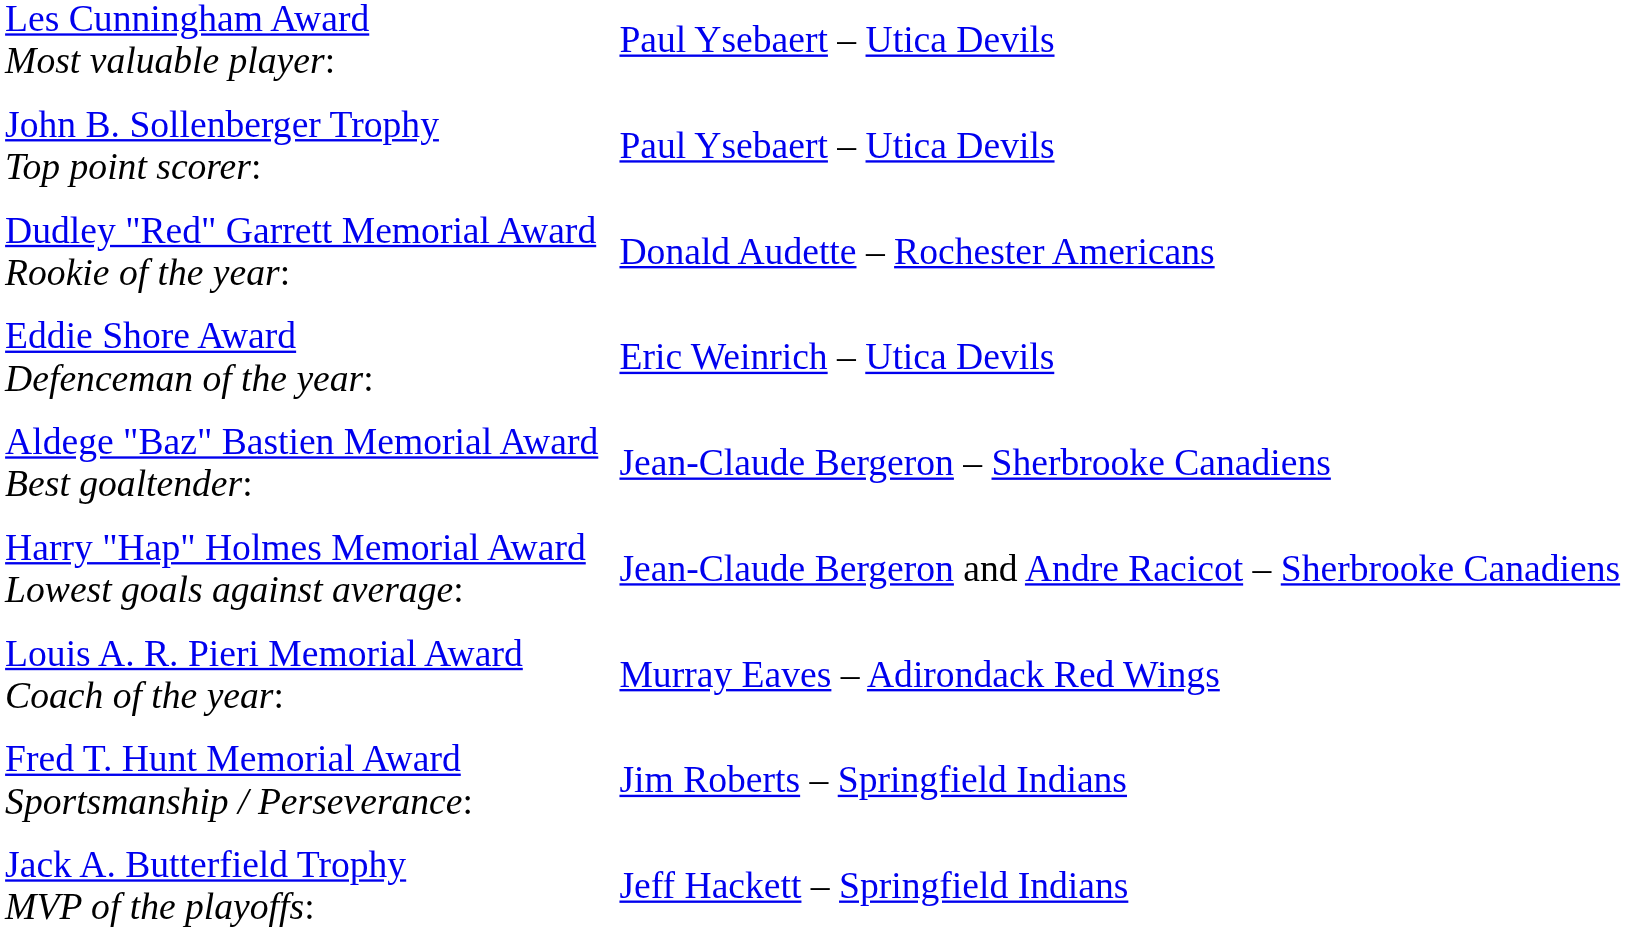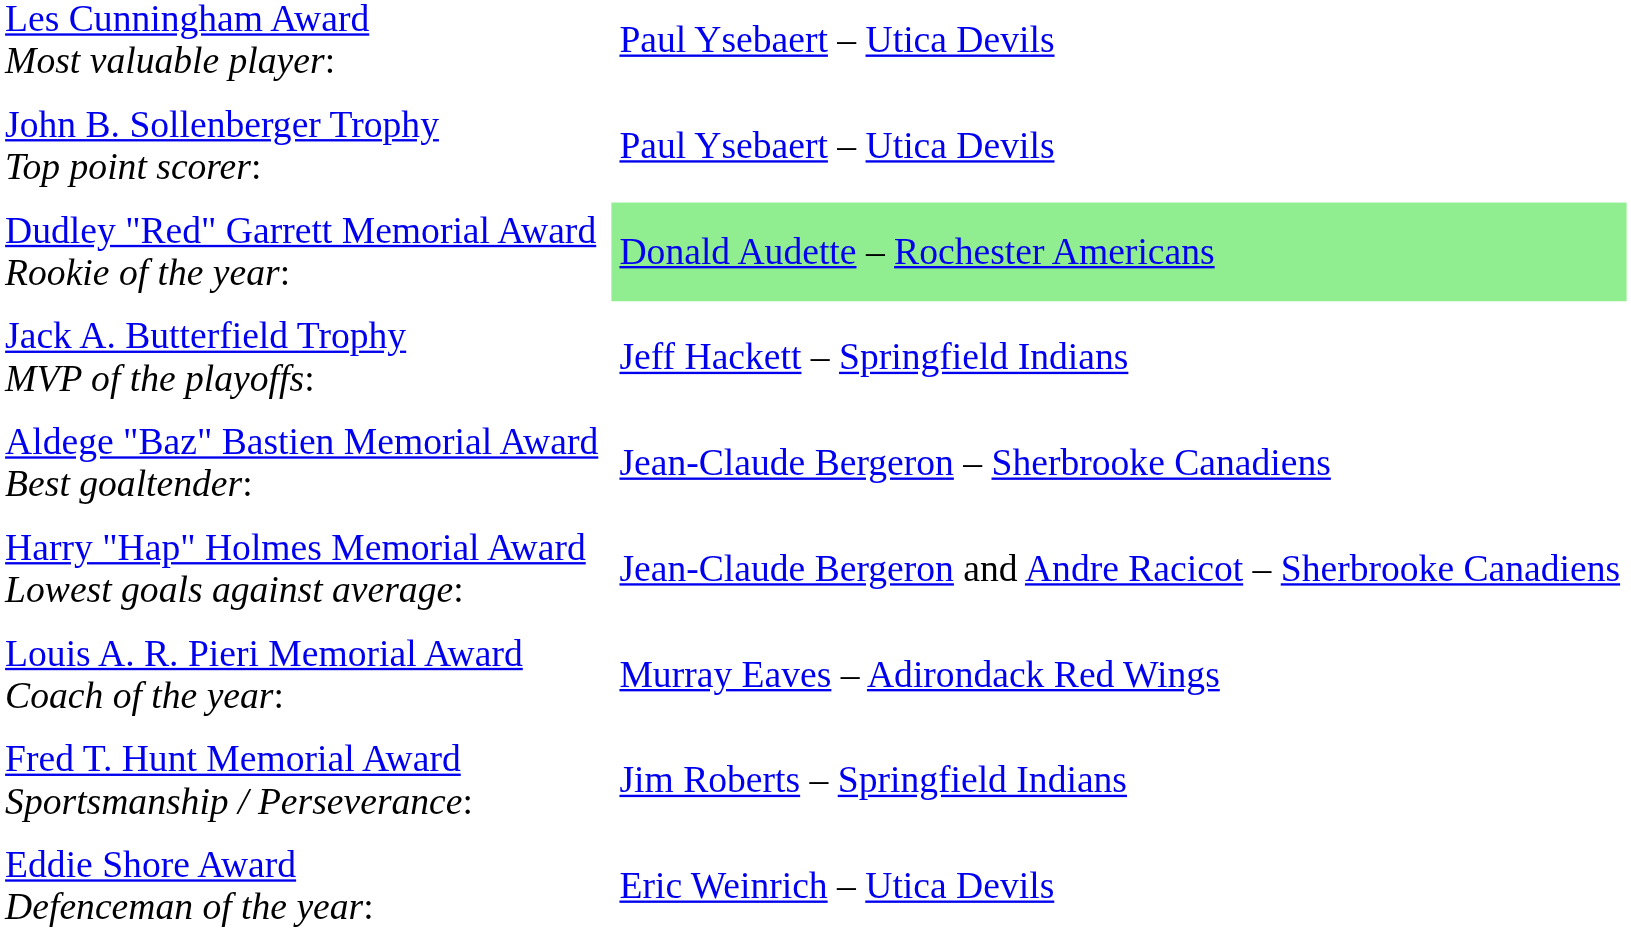(917, 251) no background -> (917, 251) lightgreen background
rows swapped: (189, 356) <-> (206, 885)
